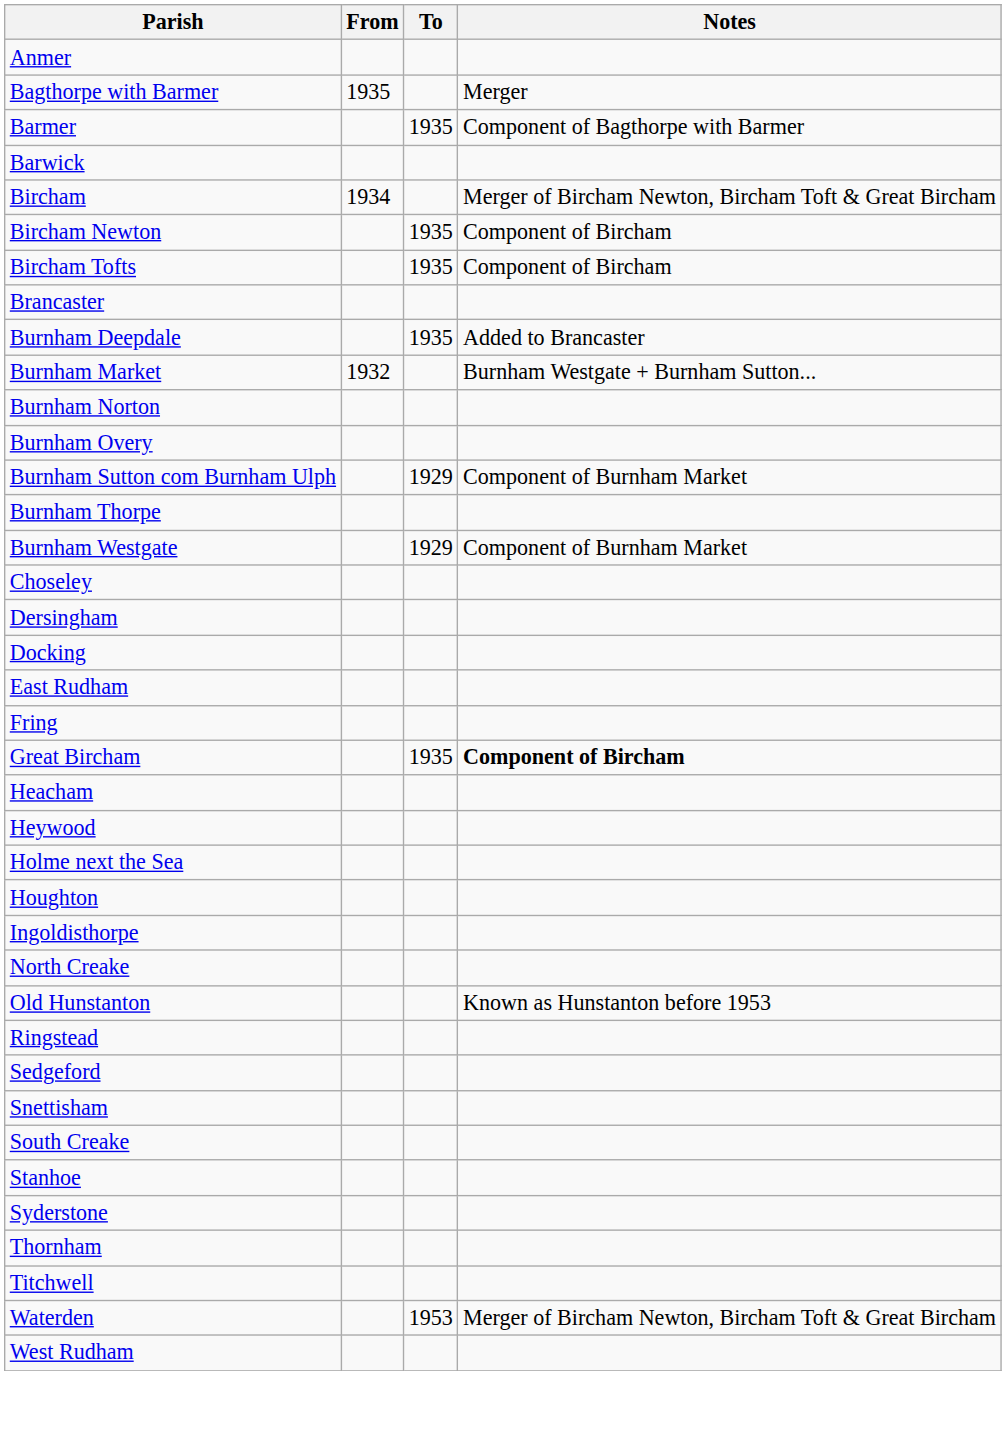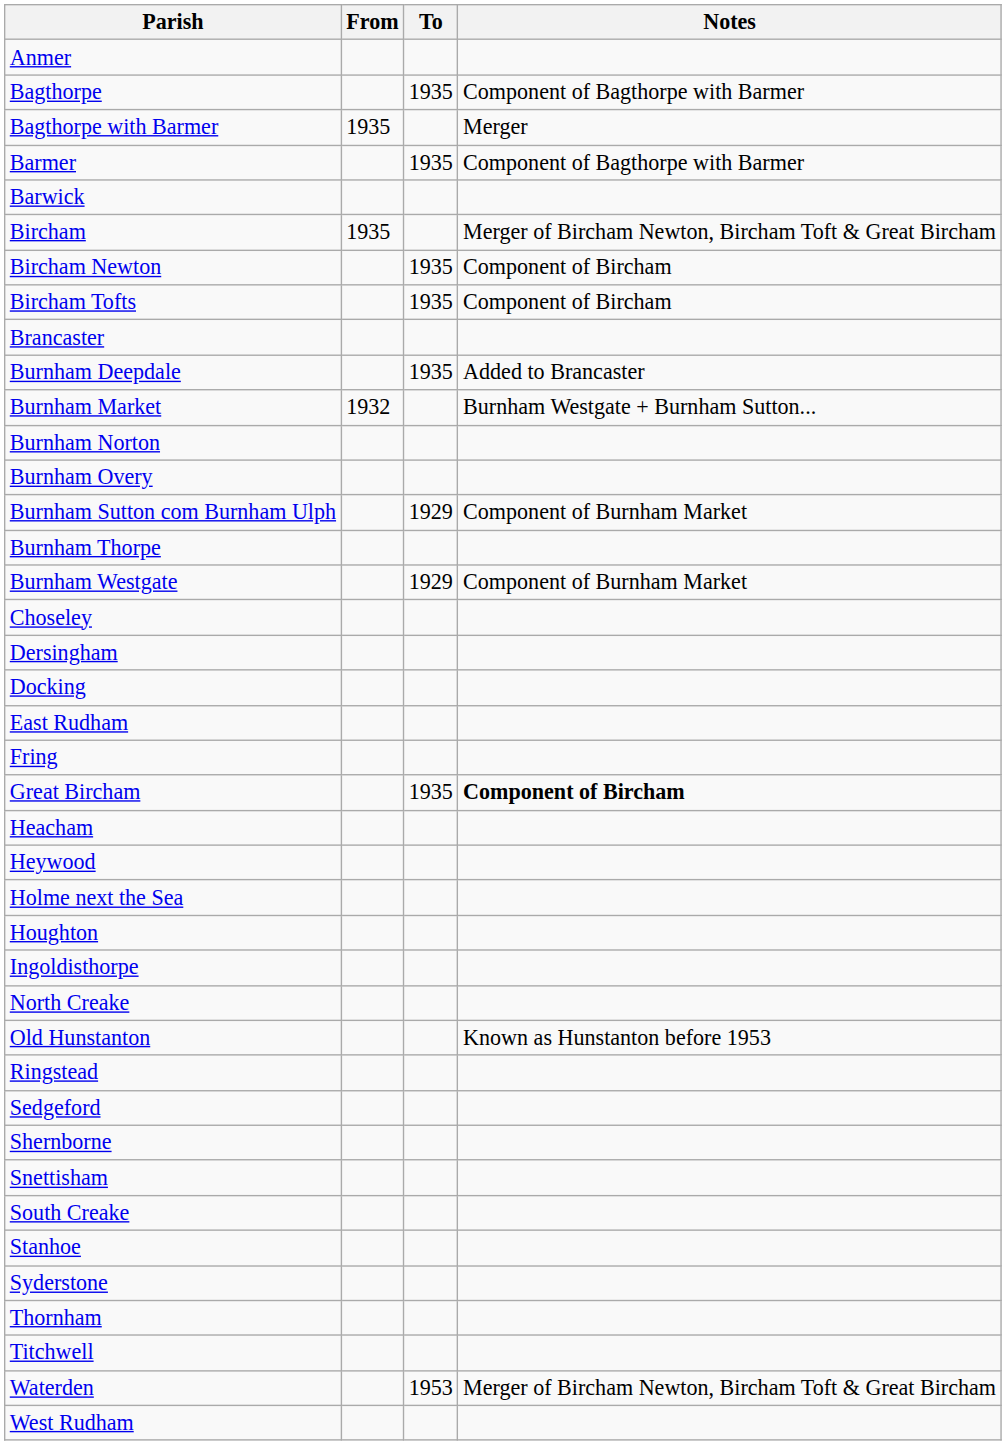+ row: (56, 92)
(368, 197) 1934 -> (368, 232) 1935
+ row: (61, 1142)
